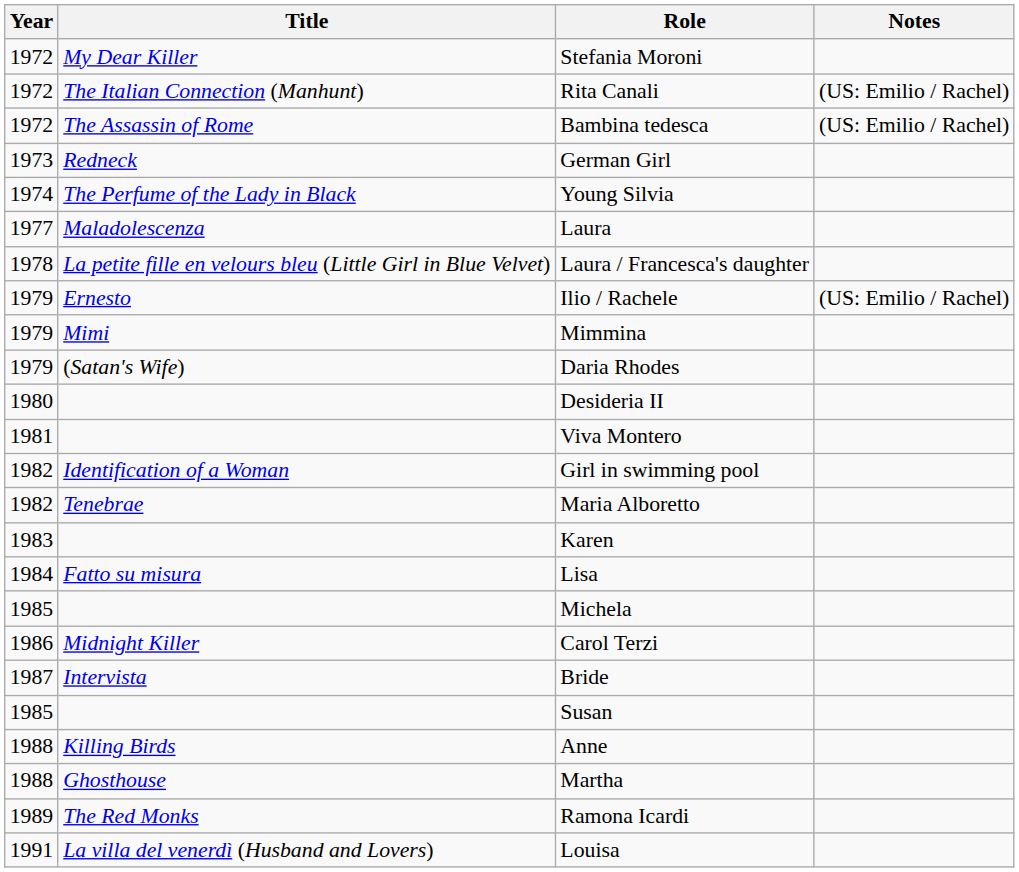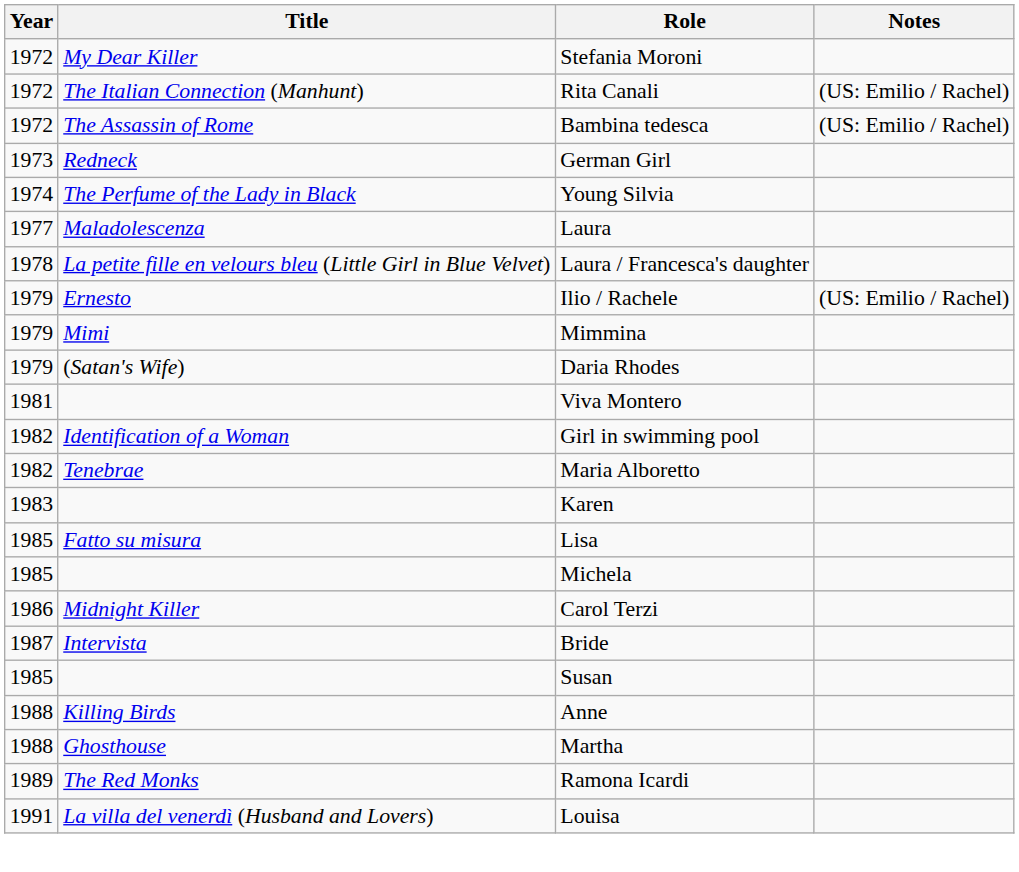- row: (612, 401)
(31, 573) 1984 -> (31, 539) 1985
